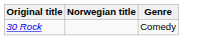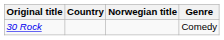+ column: (85, 12)
